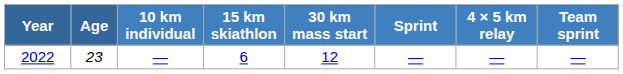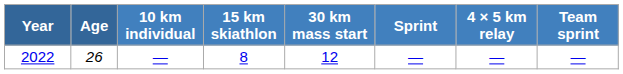(94, 57) 23 -> (94, 57) 26
(244, 57) 6 -> (244, 57) 8
